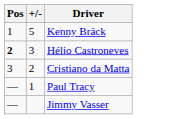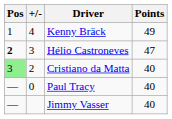+ column: (149, 13)
(32, 32) 5 -> (32, 32) 4
(10, 68) no background -> (10, 68) lightgreen background
(32, 87) 1 -> (32, 87) 0
